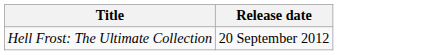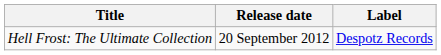+ column: (384, 15)
